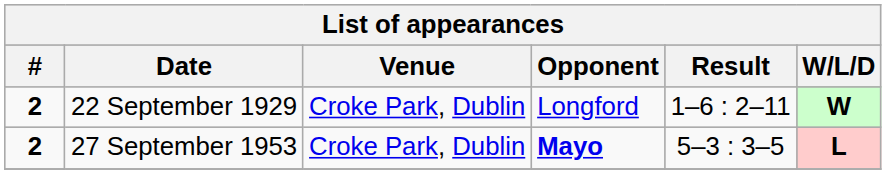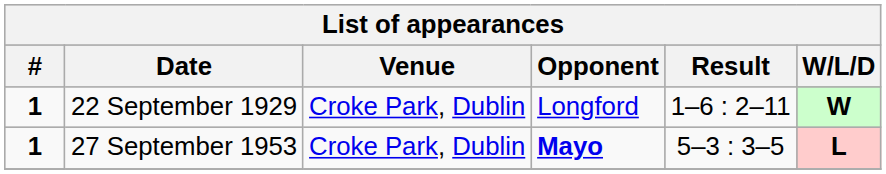(35, 106) 2 -> (35, 106) 1
(35, 147) 2 -> (35, 147) 1
